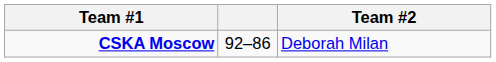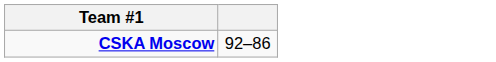- column: (384, 17)
